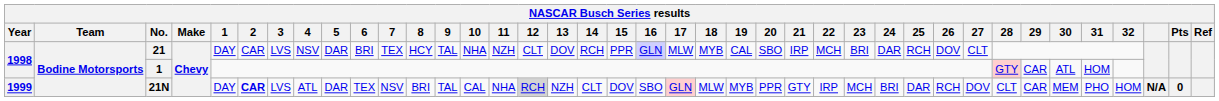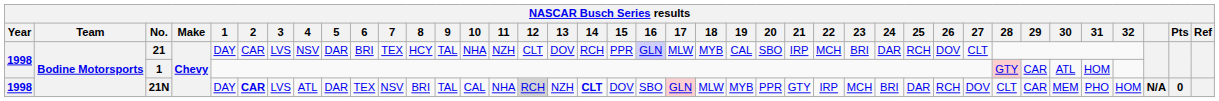(20, 87) 1999 -> (20, 87) 1998
(592, 87) normal -> (592, 87) bold
